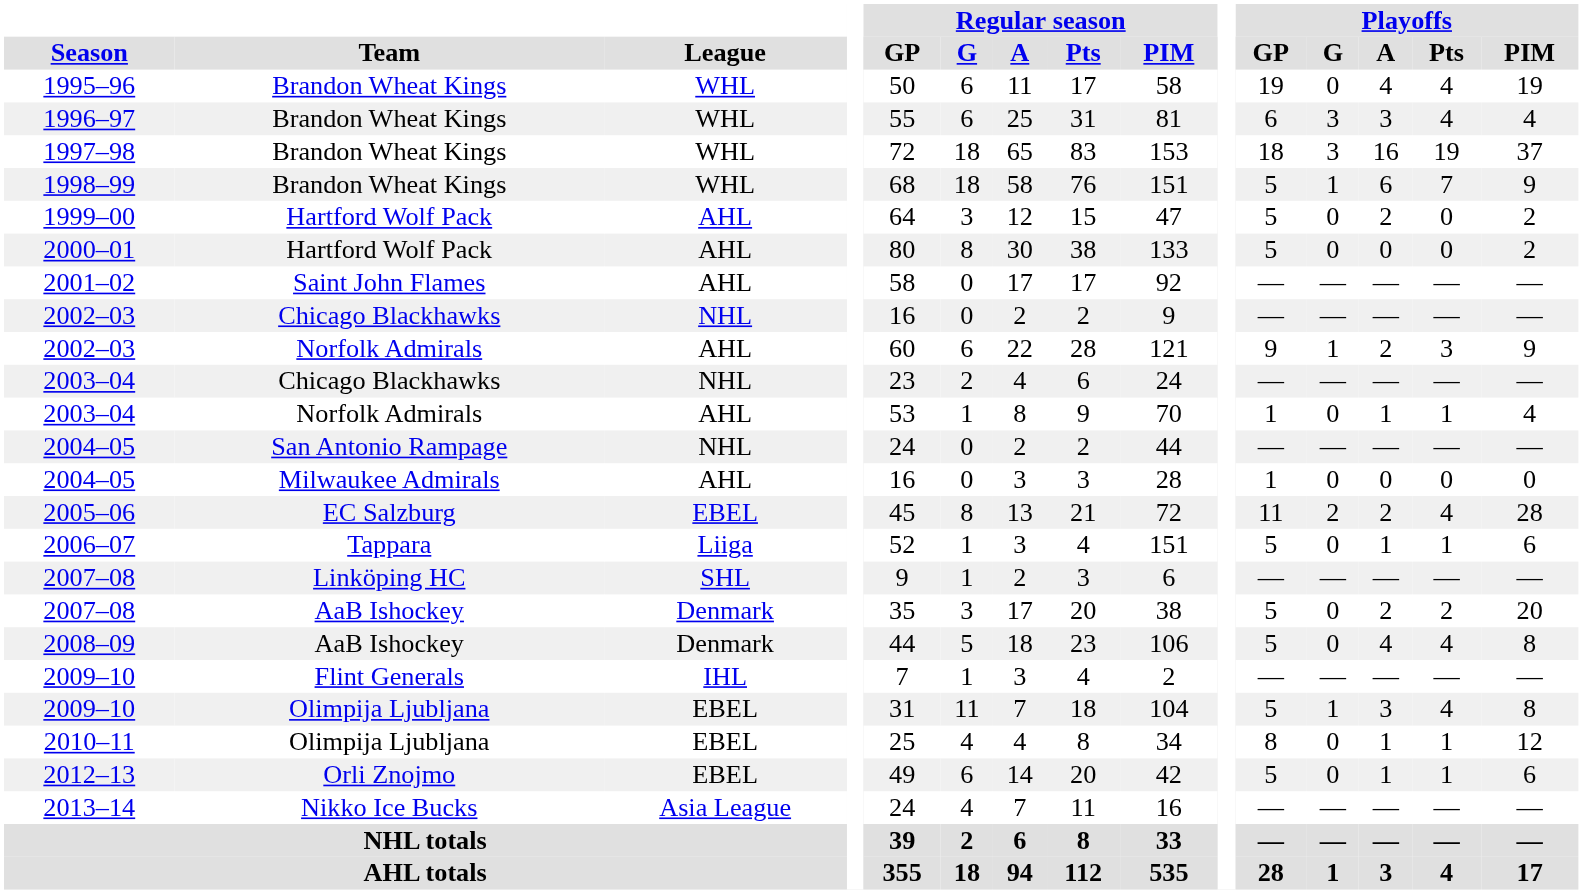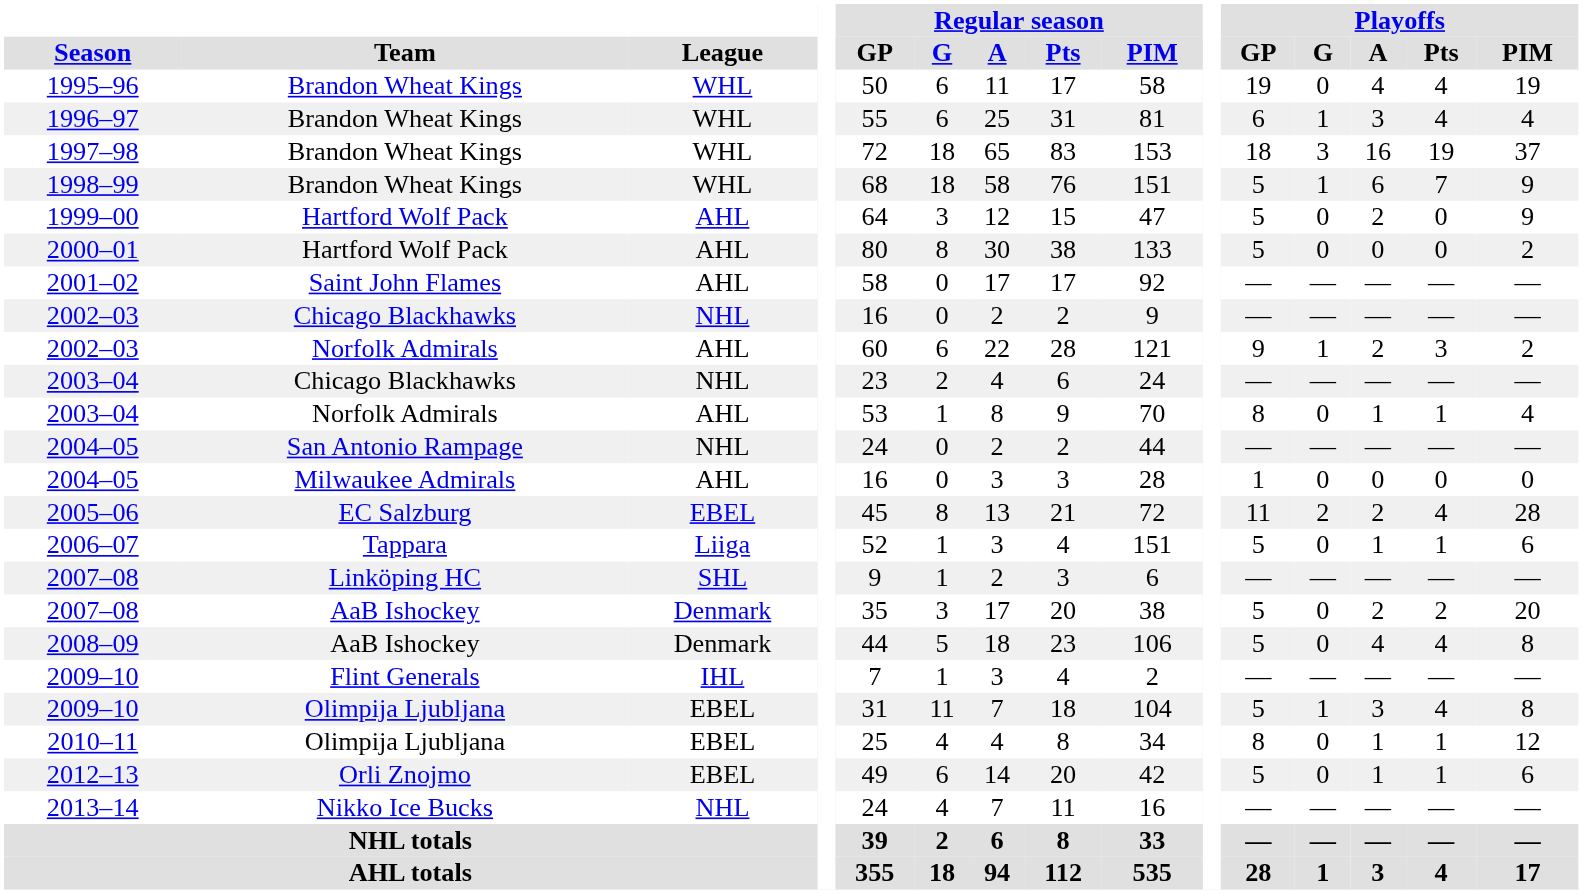(1333, 118) 3 -> (1323, 118) 1
(1530, 216) 2 -> (1528, 216) 9
(1530, 348) 9 -> (1528, 348) 2
(1271, 413) 1 -> (1258, 413) 8
(725, 807) Asia League -> (722, 807) NHL
